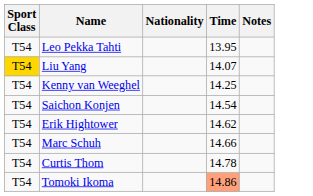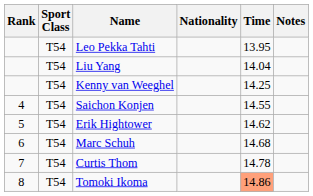+ column: (21, 20)
(22, 66) gold background -> (56, 66) no background
(223, 66) 14.07 -> (257, 66) 14.04
(223, 104) 14.54 -> (257, 104) 14.55
(223, 143) 14.66 -> (257, 143) 14.68
